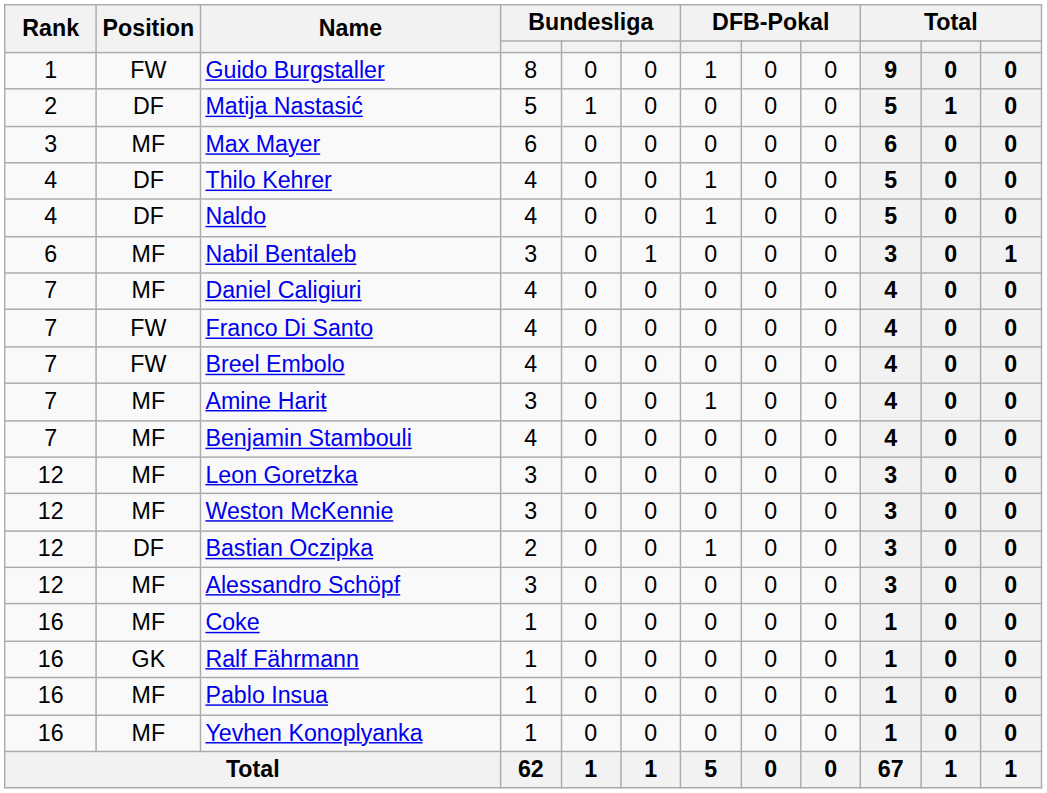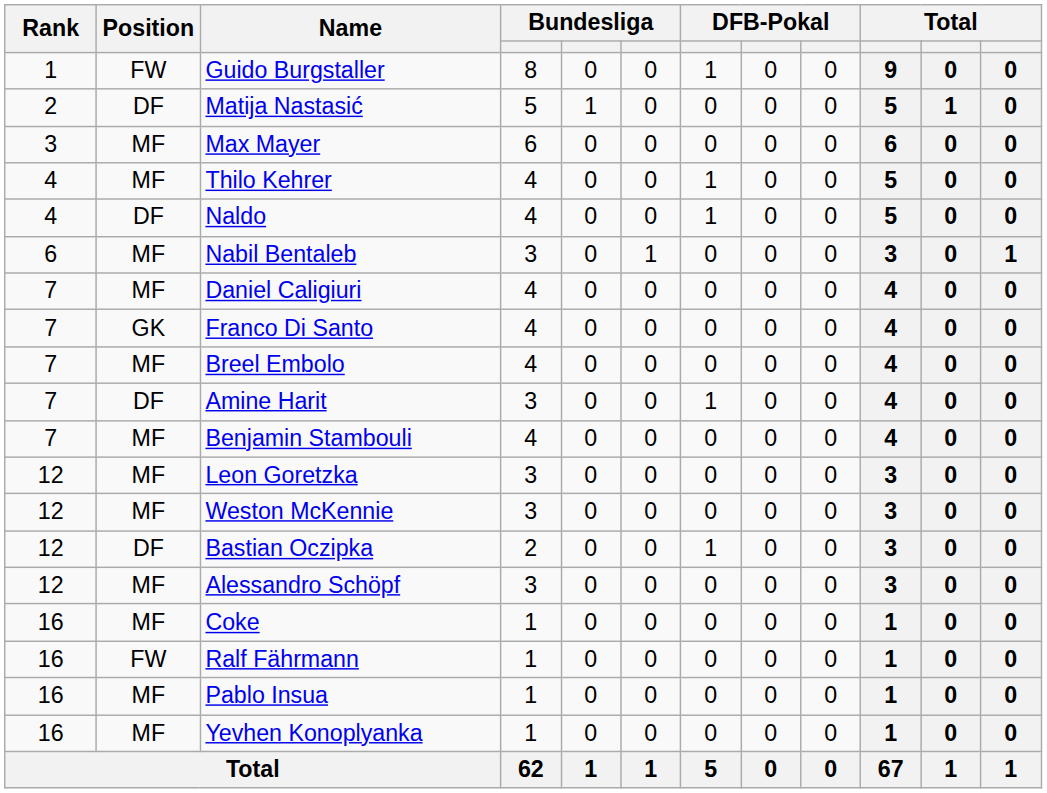(148, 180) DF -> (148, 180) MF
(148, 327) FW -> (148, 327) GK
(148, 364) FW -> (148, 364) MF
(148, 401) MF -> (148, 401) DF
(148, 659) GK -> (148, 659) FW
